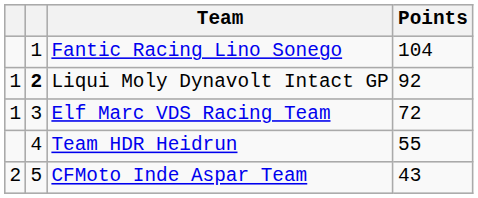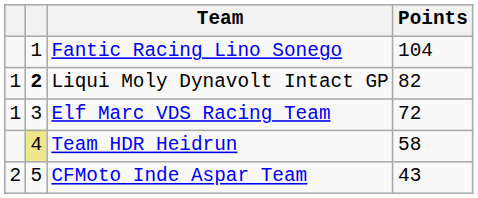(410, 83) 92 -> (410, 83) 82
(36, 146) no background -> (36, 146) khaki background
(410, 146) 55 -> (410, 146) 58
